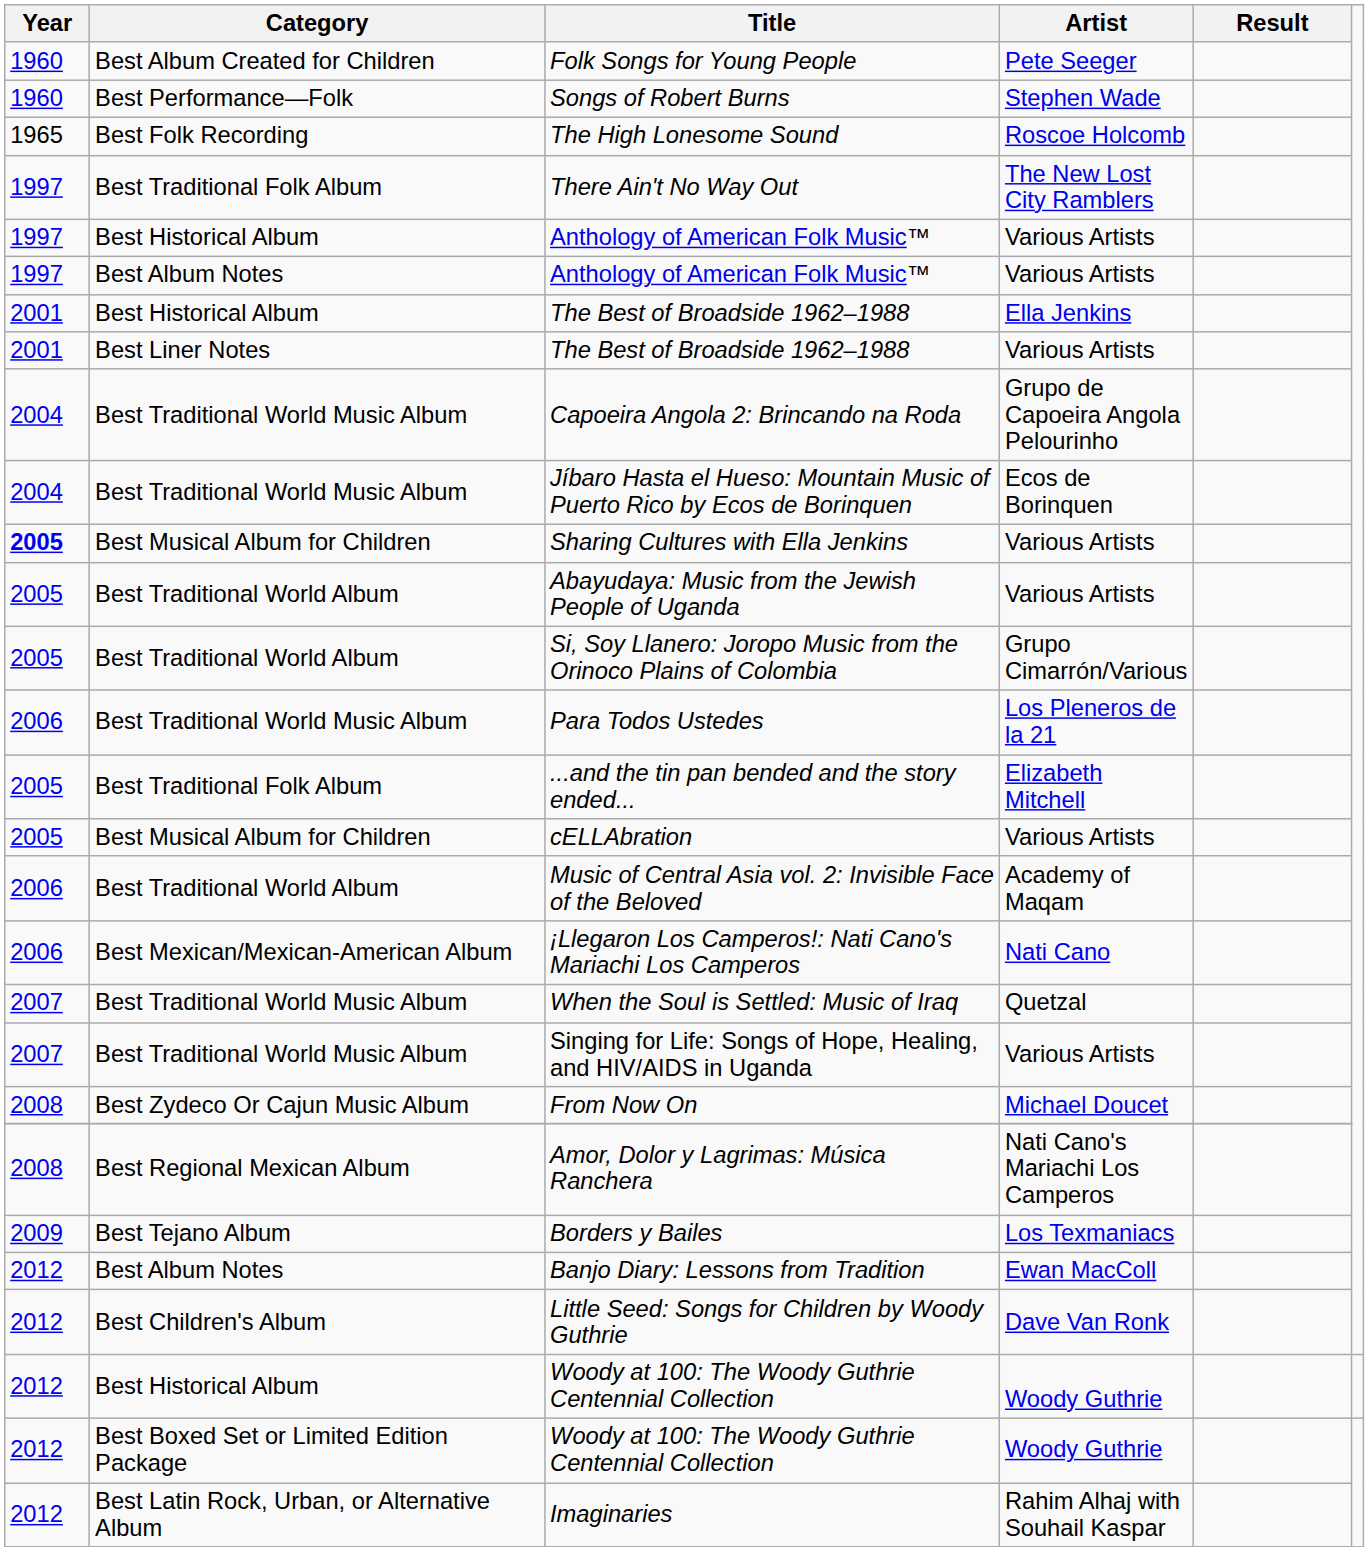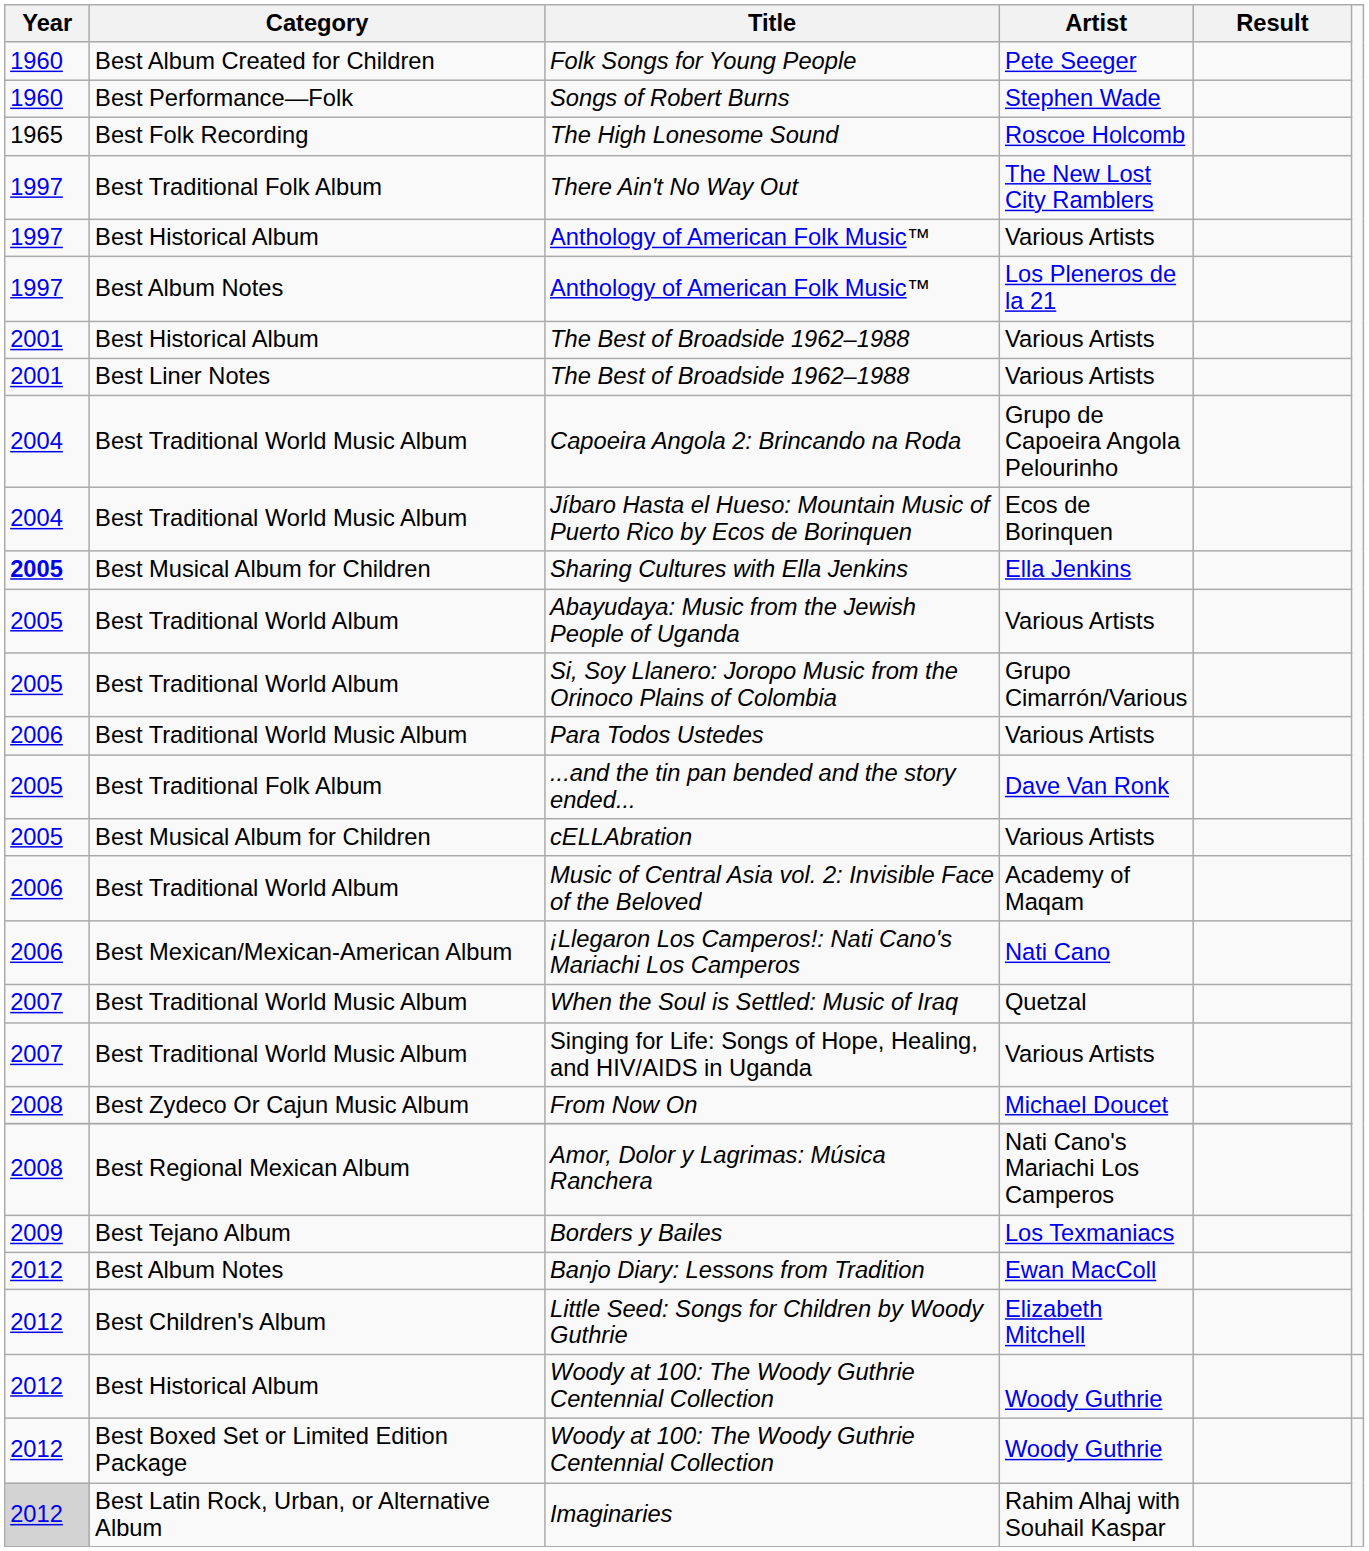(1080, 275) Various Artists -> (1091, 288) Los Pleneros de la 21
(1068, 312) Ella Jenkins -> (1080, 339) Various Artists
(1080, 542) Various Artists -> (1068, 569) Ella Jenkins
(1091, 722) Los Pleneros de la 21 -> (1080, 735) Various Artists
(1054, 786) Elizabeth Mitchell -> (1087, 786) Dave Van Ronk
(1087, 1321) Dave Van Ronk -> (1054, 1321) Elizabeth Mitchell
(37, 1514) no background -> (37, 1514) lightgrey background
